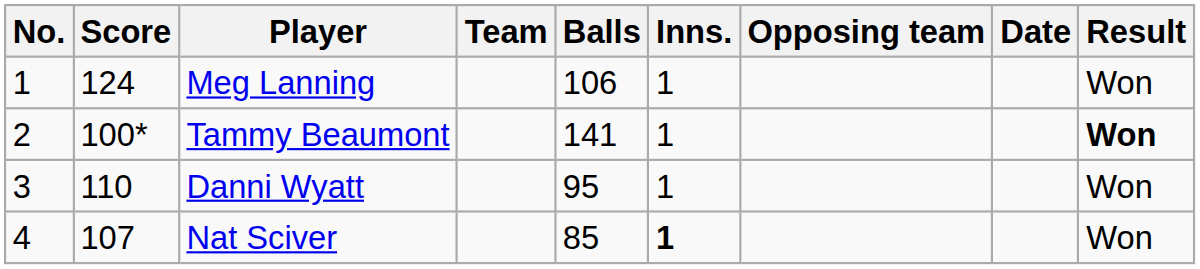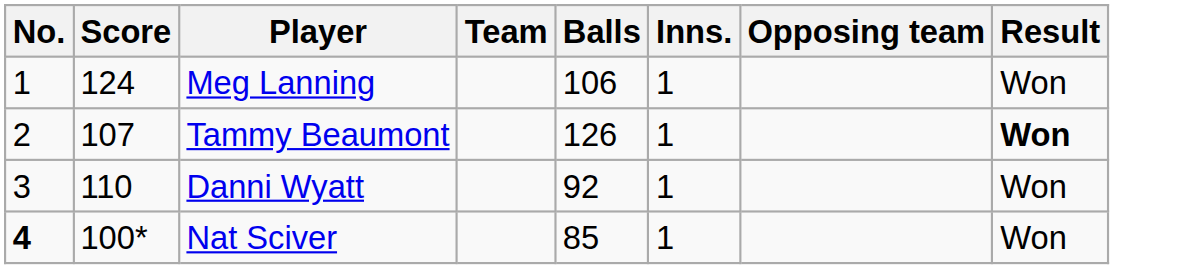- column: (1036, 31)
(114, 135) 100* -> (108, 135) 107
(590, 135) 141 -> (590, 135) 126
(581, 186) 95 -> (581, 186) 92
(22, 238) normal -> (22, 238) bold
(108, 238) 107 -> (114, 238) 100*
(665, 238) bold -> (665, 238) normal
